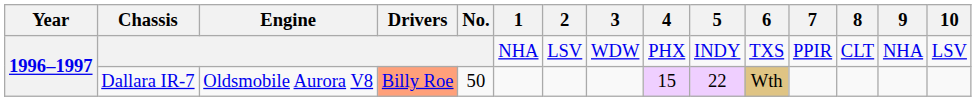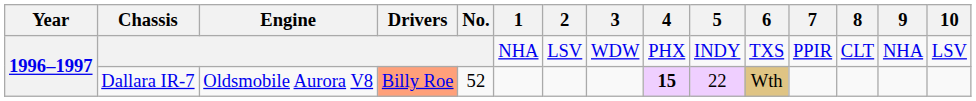(476, 81) 50 -> (476, 81) 52
(667, 81) normal -> (667, 81) bold
